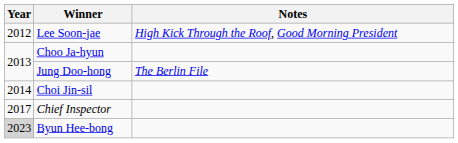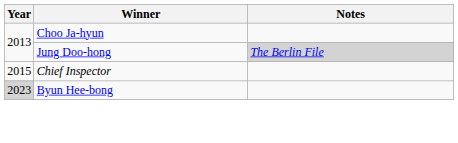- row: (68, 33)
(172, 71) no background -> (287, 52) lightgrey background
- row: (65, 90)
(19, 109) 2017 -> (19, 71) 2015
